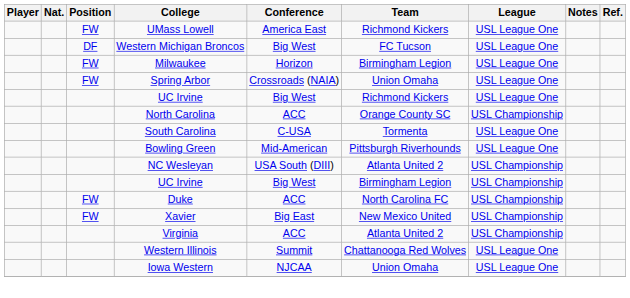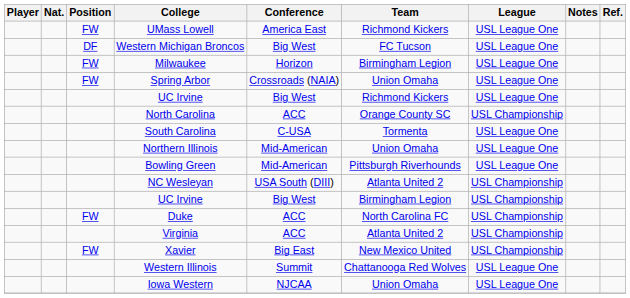+ row: (90, 149)
rows swapped: (90, 217) <-> (90, 234)
